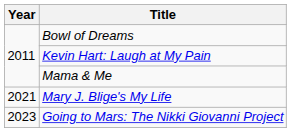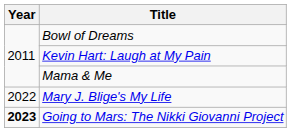(22, 96) 2021 -> (22, 96) 2022
(22, 117) normal -> (22, 117) bold
